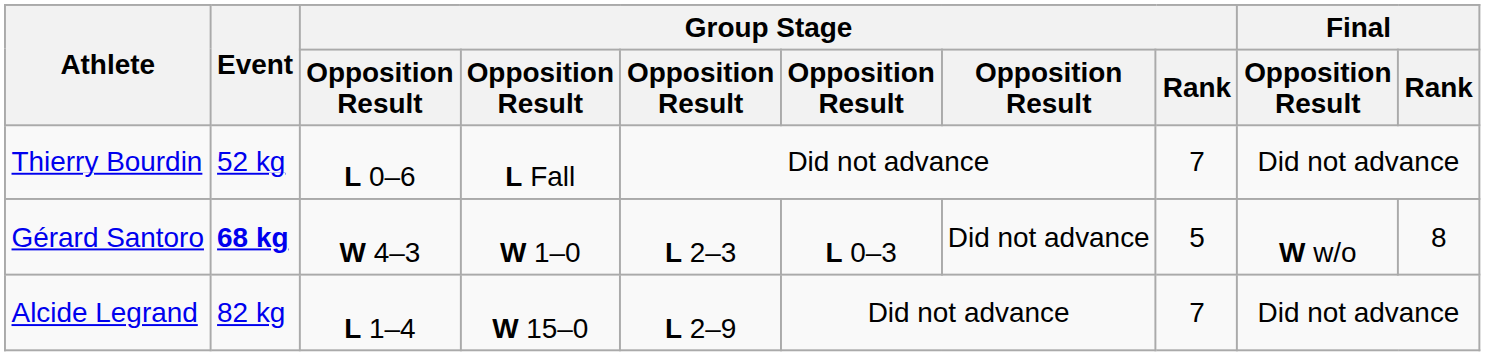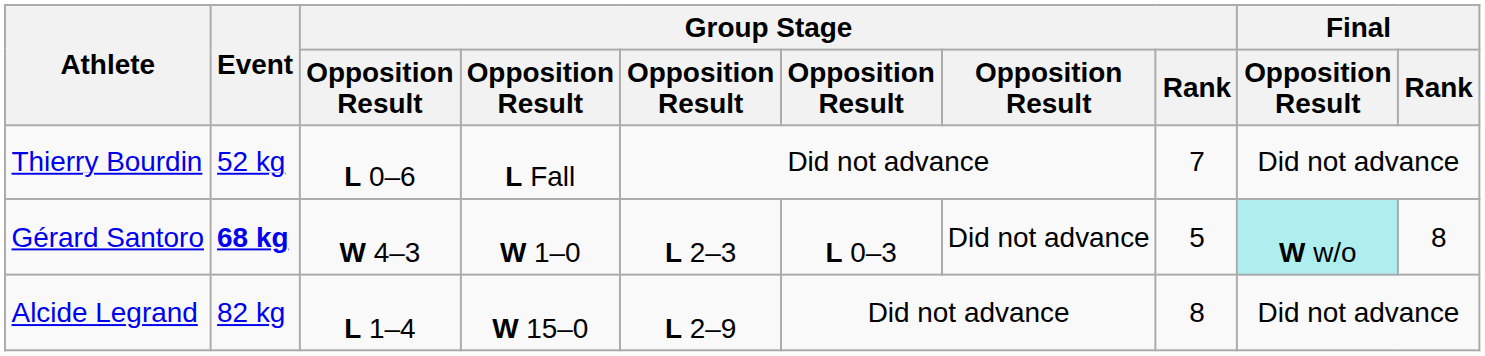(1318, 253) no background -> (1318, 253) paleturquoise background
(1197, 313) 7 -> (1197, 313) 8
